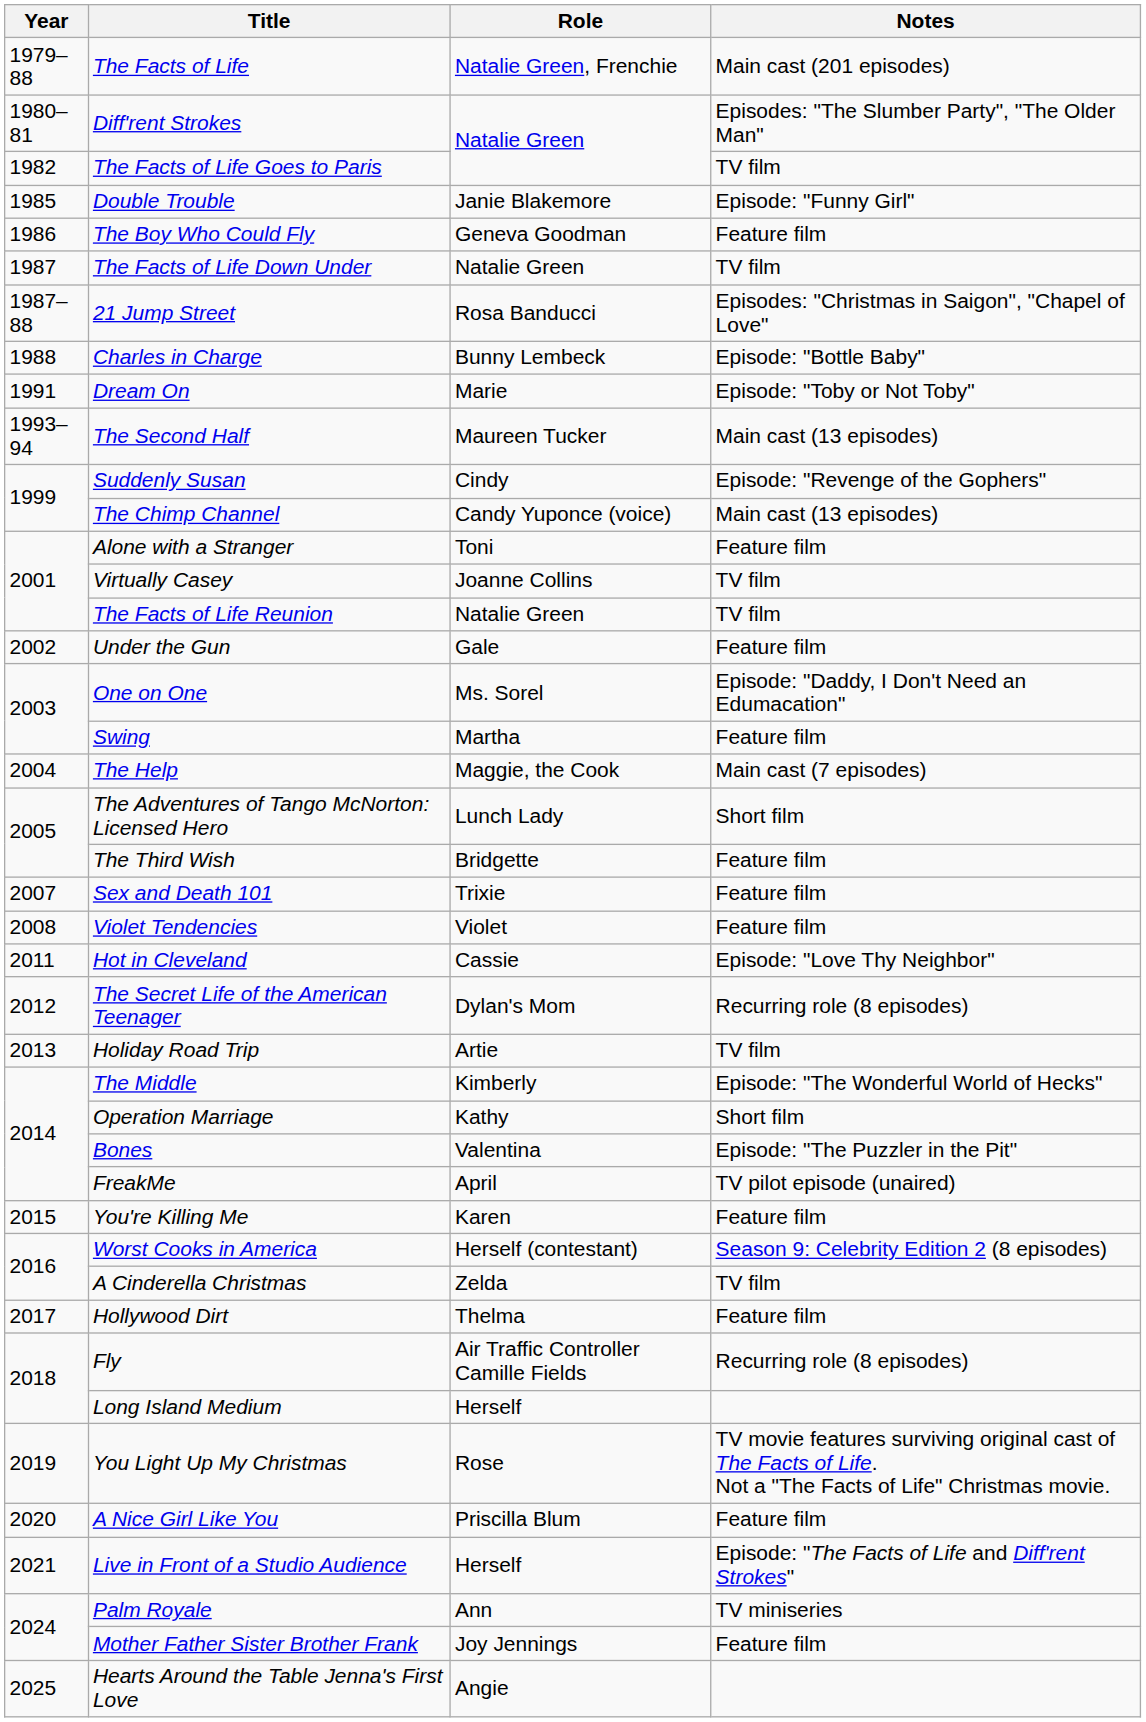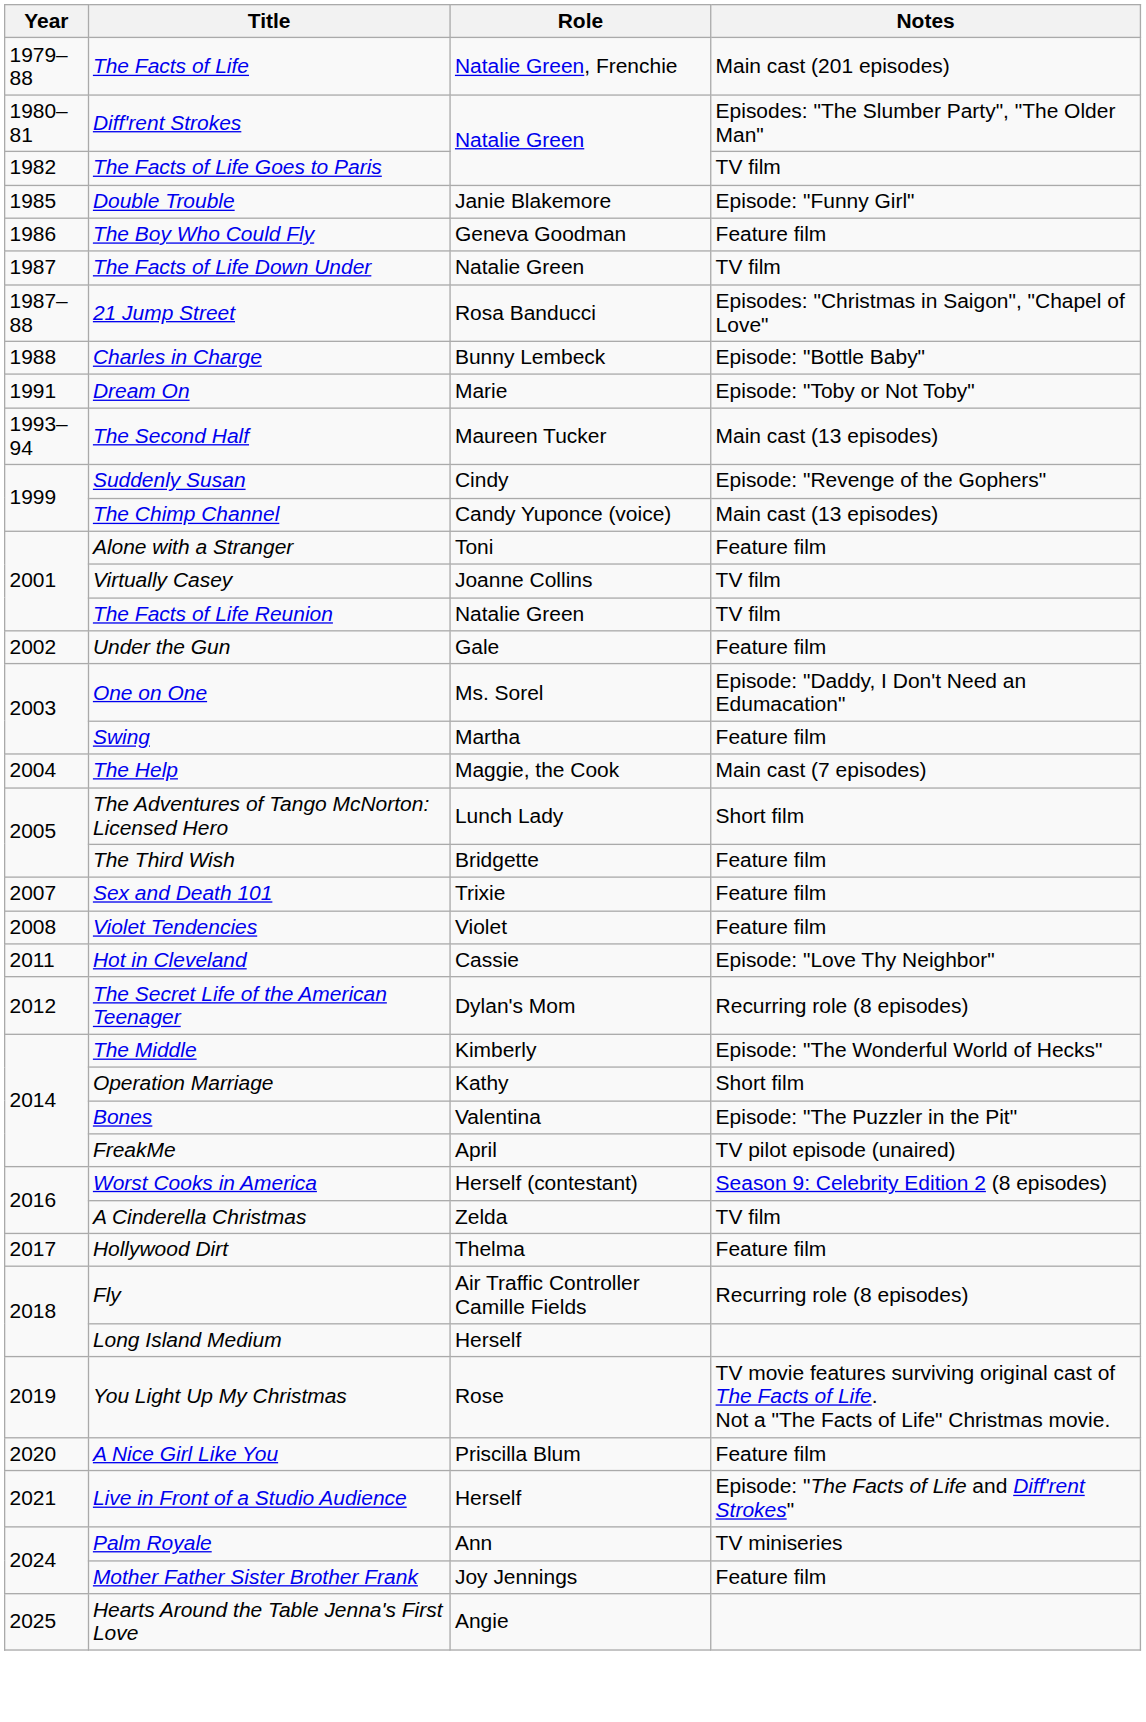- row: (176, 1050)
- row: (171, 1216)
